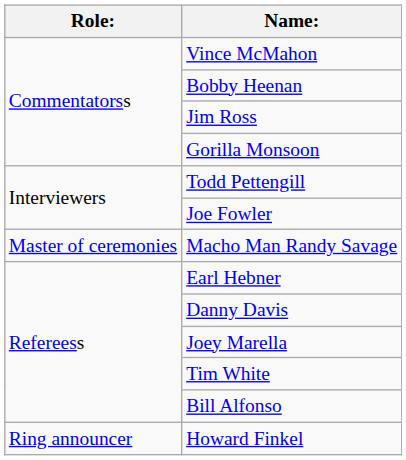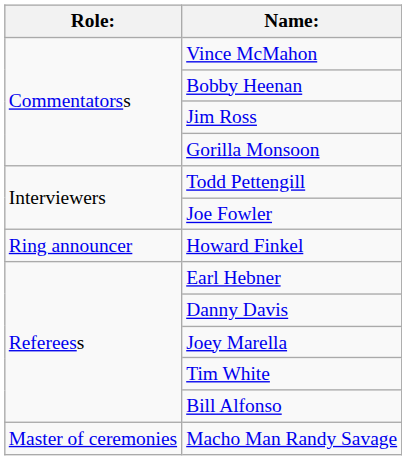rows swapped: (245, 438) <-> (292, 245)
